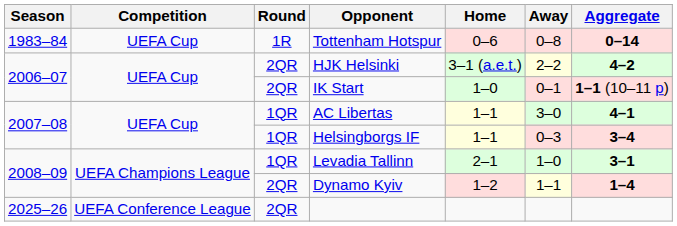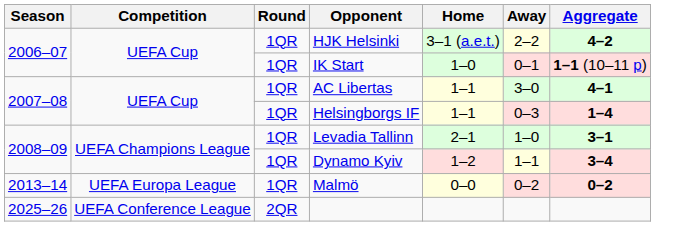- row: (377, 40)
(282, 64) 2QR -> (282, 40) 1QR
(282, 88) 2QR -> (282, 64) 1QR
(622, 137) 3–4 -> (600, 112) 1–4
(282, 185) 2QR -> (282, 161) 1QR
(622, 185) 1–4 -> (600, 161) 3–4
+ row: (336, 185)
